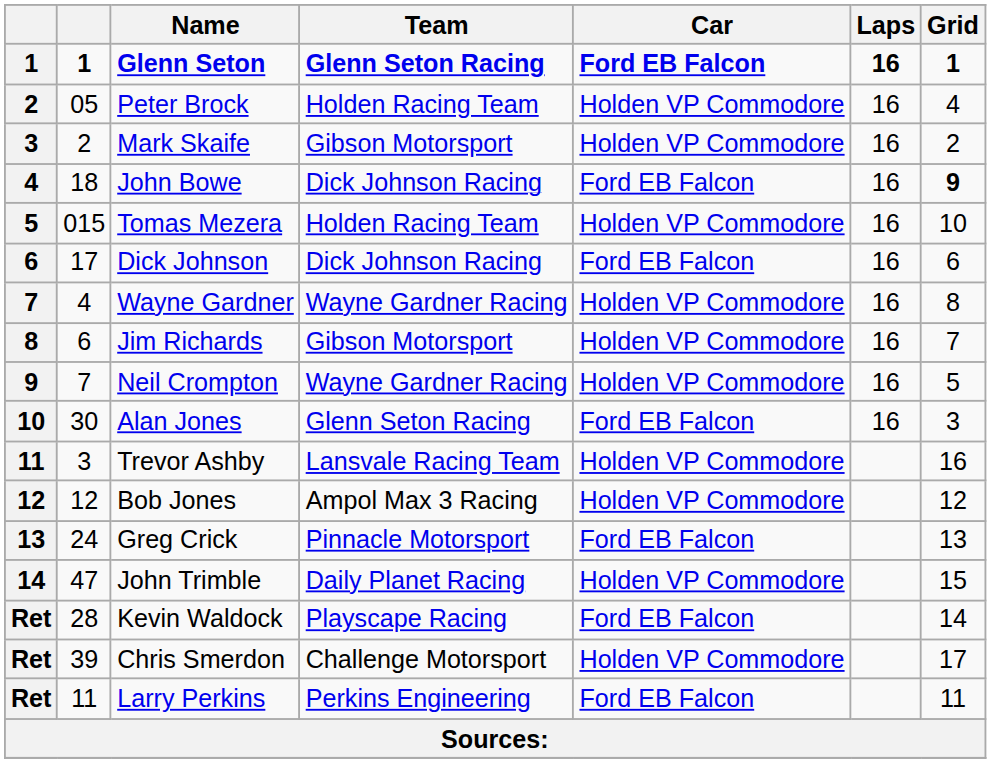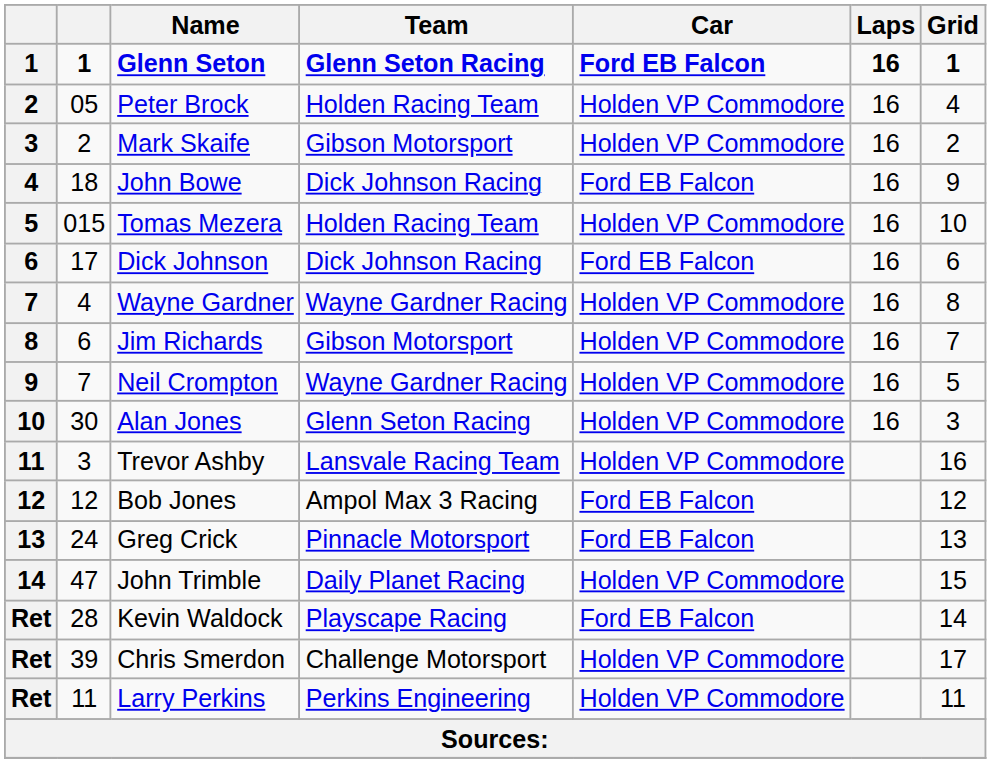(953, 183) bold -> (953, 183) normal
(667, 421) Ford EB Falcon -> (712, 421) Holden VP Commodore
(712, 500) Holden VP Commodore -> (667, 500) Ford EB Falcon
(667, 699) Ford EB Falcon -> (712, 699) Holden VP Commodore
